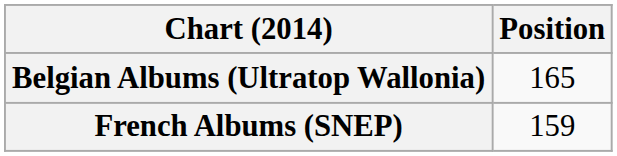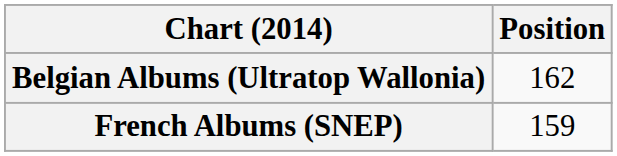(552, 77) 165 -> (552, 77) 162
